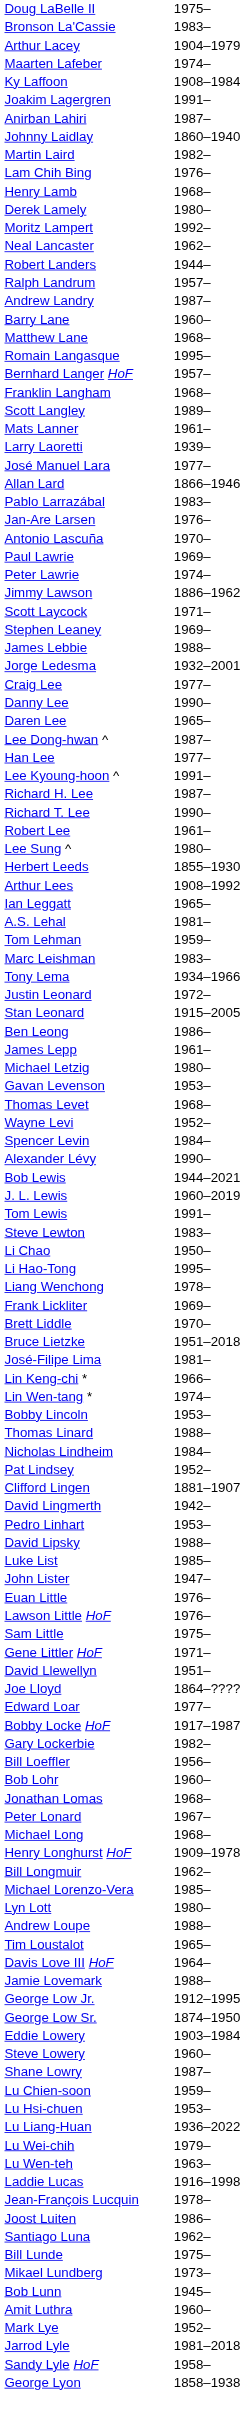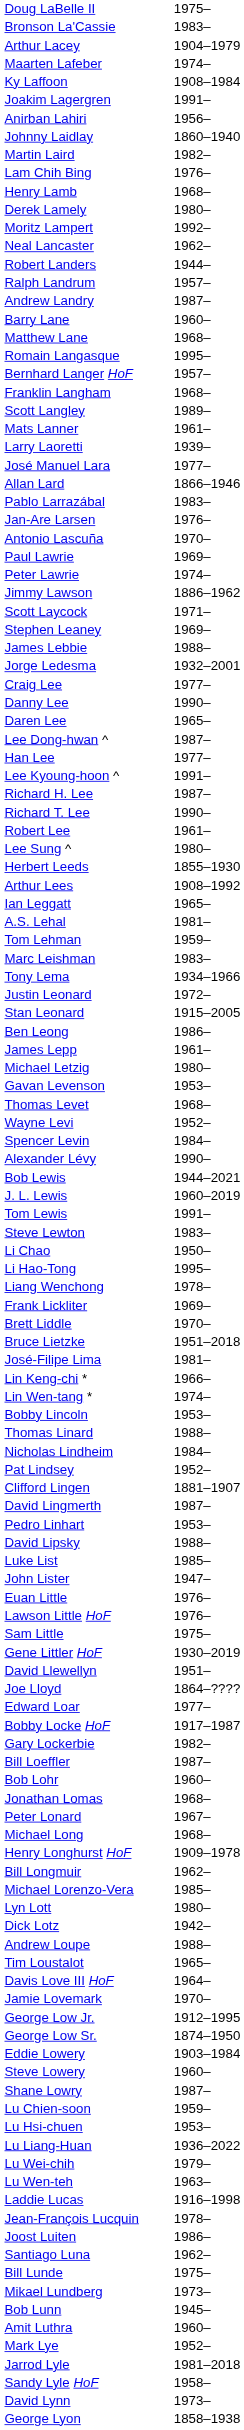(192, 118) 1987– -> (192, 118) 1956–
(192, 1506) 1942– -> (192, 1506) 1987–
(192, 1652) 1971– -> (207, 1652) 1930–2019
(192, 1762) 1956– -> (192, 1762) 1987–
+ row: (32, 1926)
(192, 1981) 1988– -> (192, 1999) 1970–
+ row: (37, 2401)
